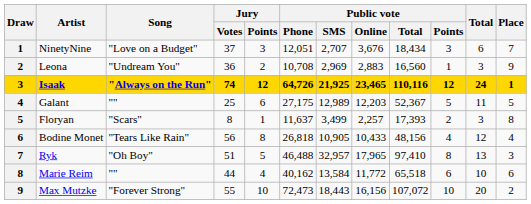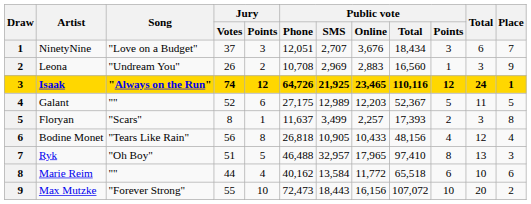(230, 66) 36 -> (230, 66) 26
(230, 102) 25 -> (230, 102) 52
